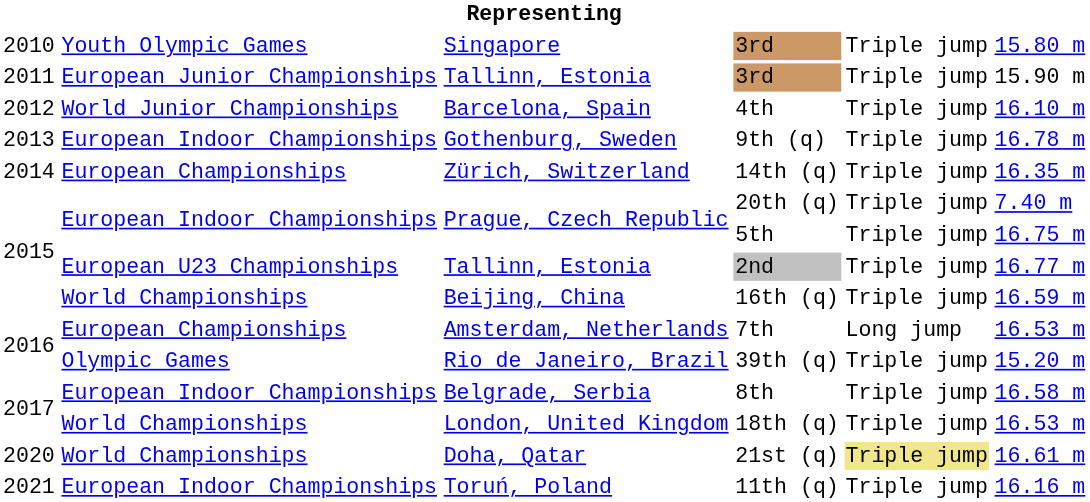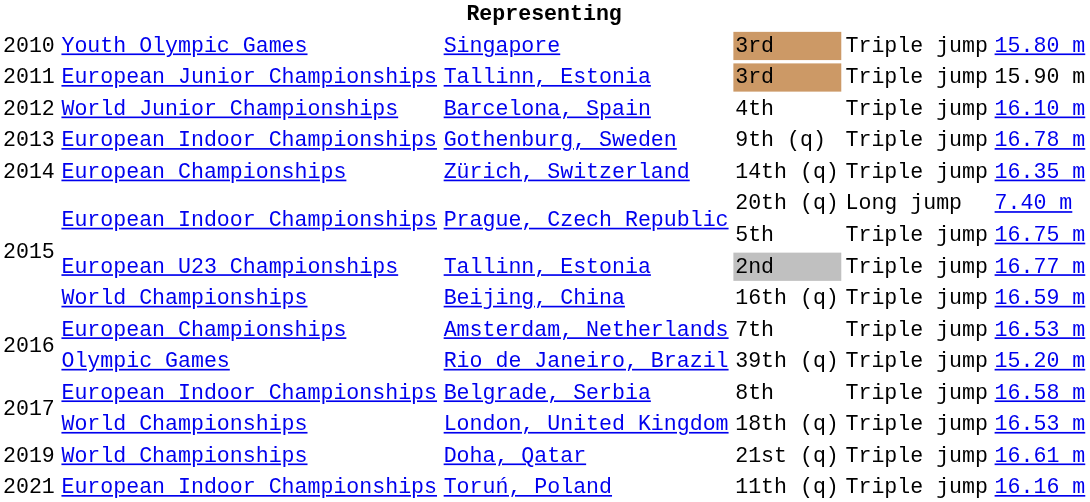(917, 204) Triple jump -> (904, 204) Long jump
(904, 330) Long jump -> (917, 330) Triple jump
(29, 456) 2020 -> (29, 456) 2019
(917, 456) khaki background -> (917, 456) no background
